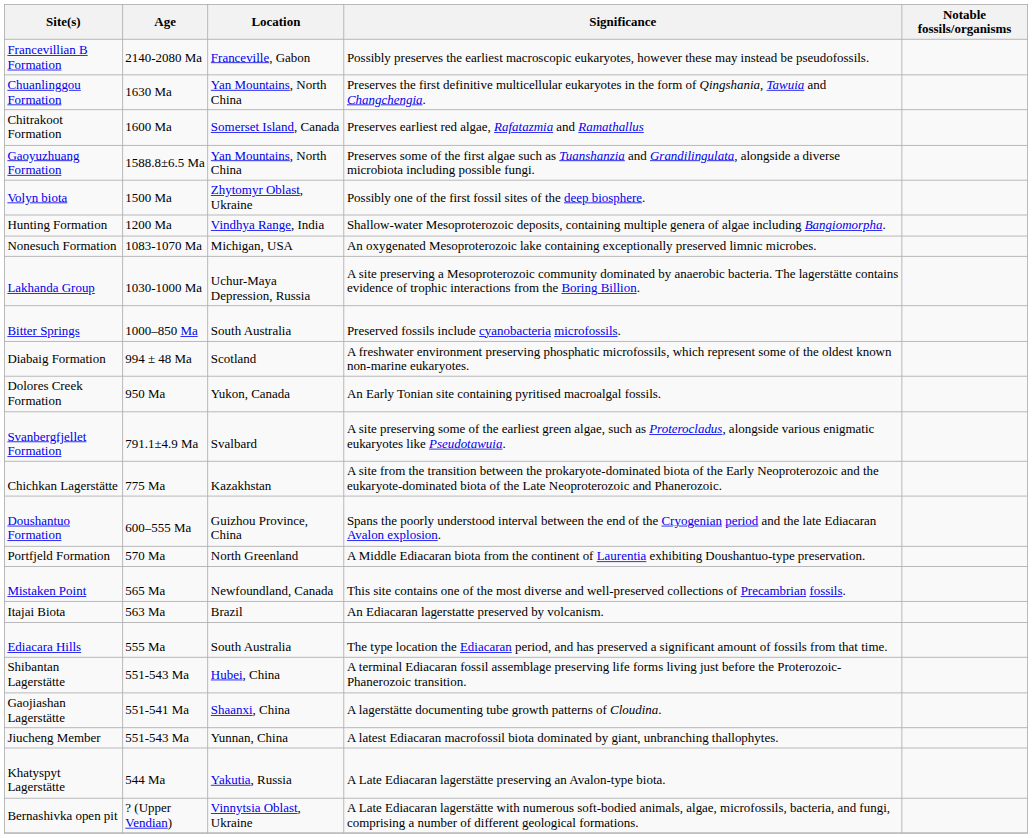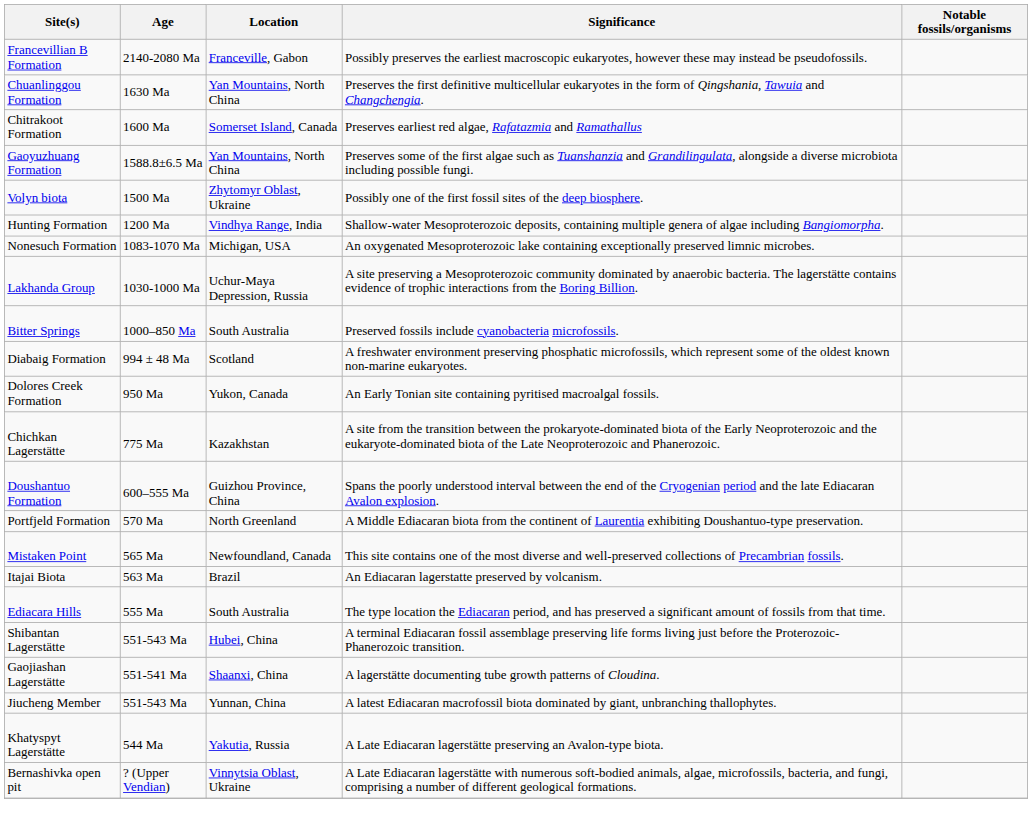- row: (47, 443)
